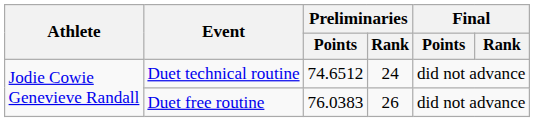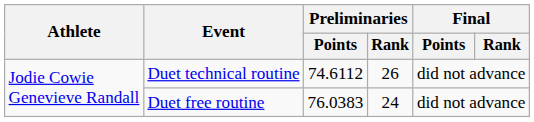(335, 74) 74.6512 -> (335, 74) 74.6112
(390, 74) 24 -> (390, 74) 26
(390, 102) 26 -> (390, 102) 24
